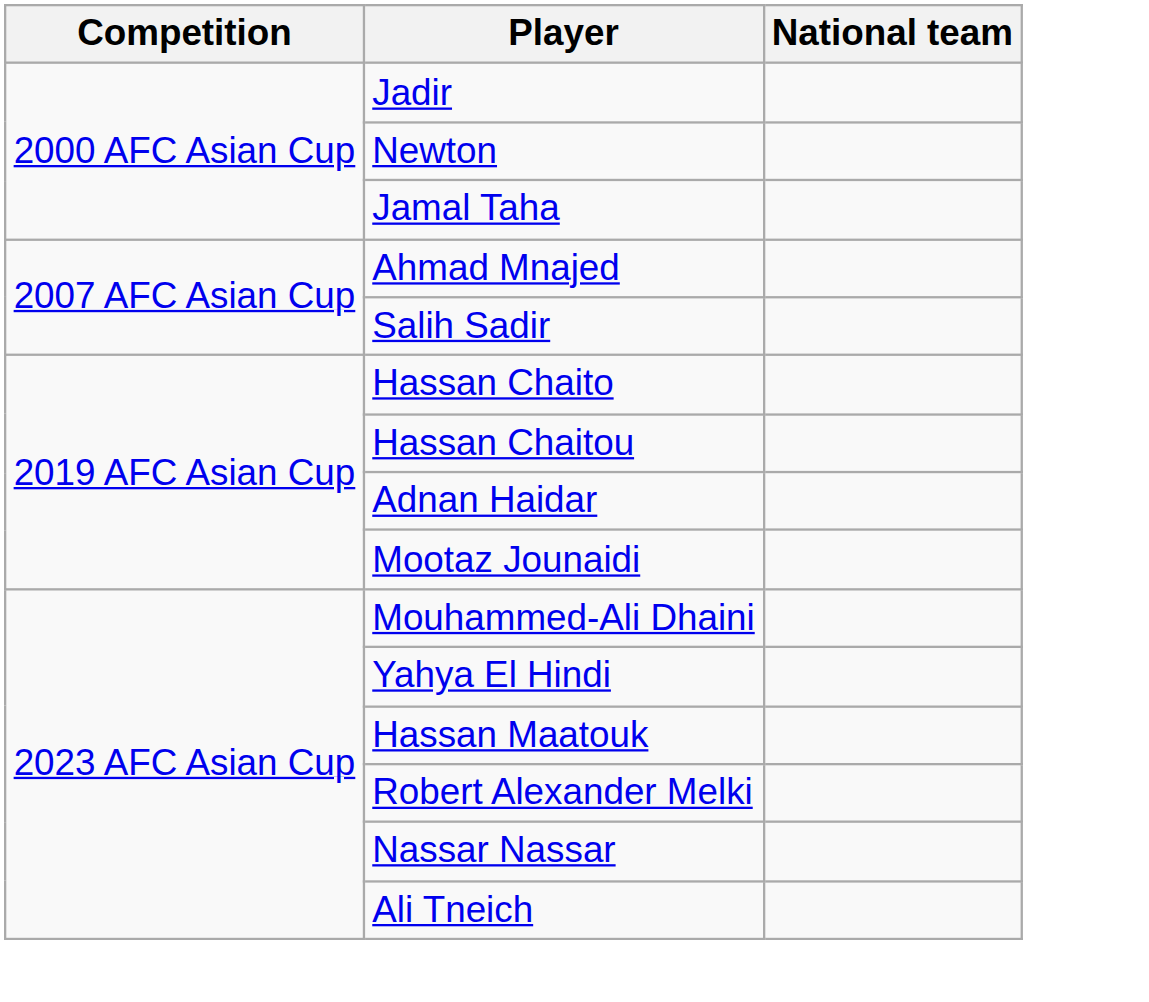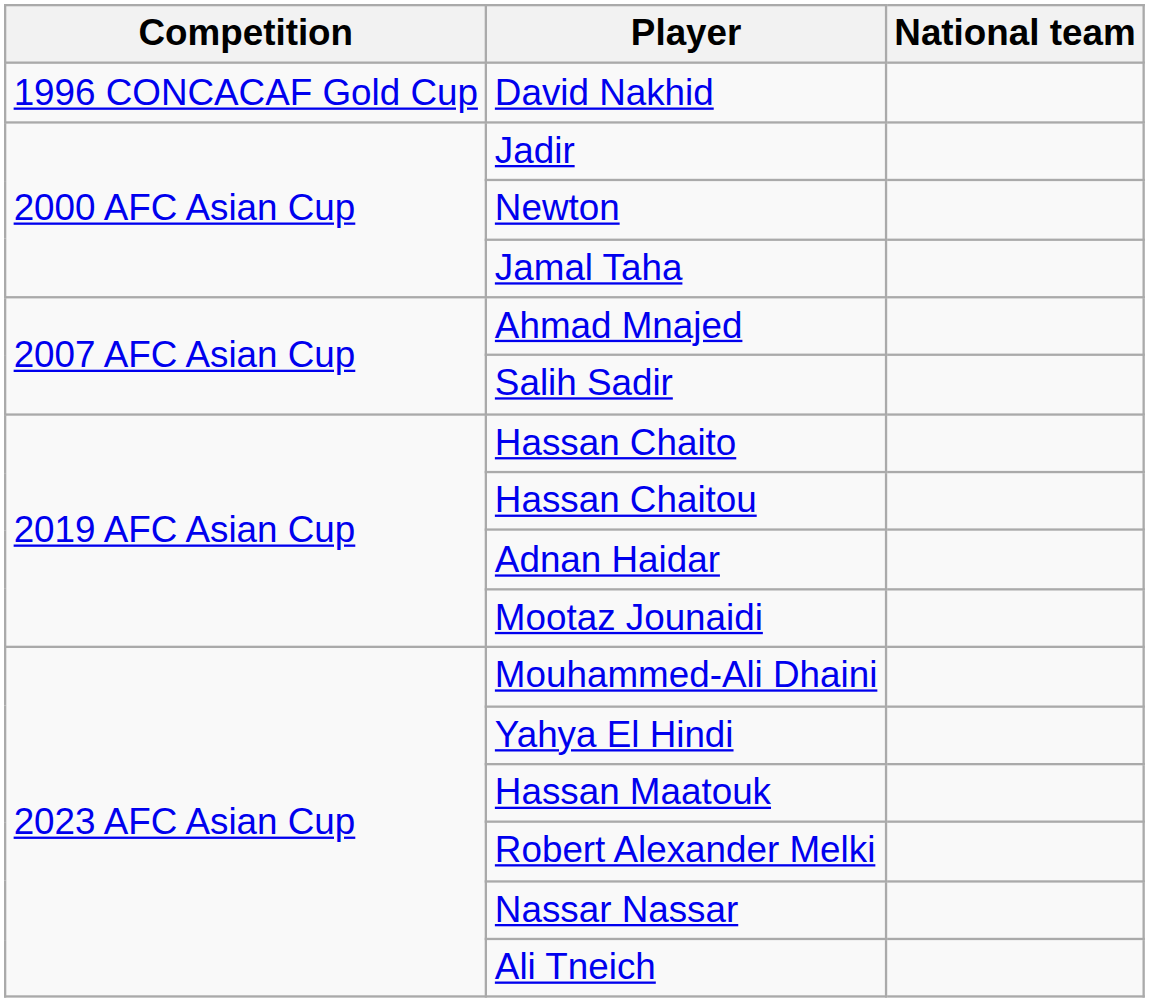+ row: (604, 92)
